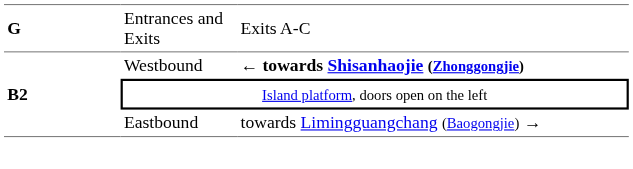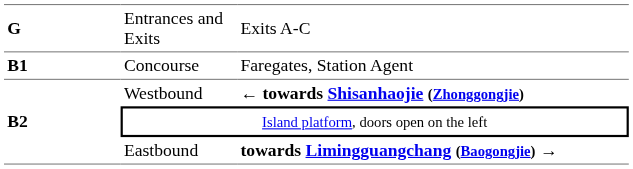+ row: (162, 65)
(391, 122) normal -> (399, 150) bold
